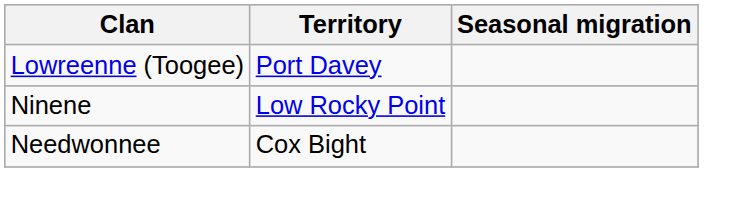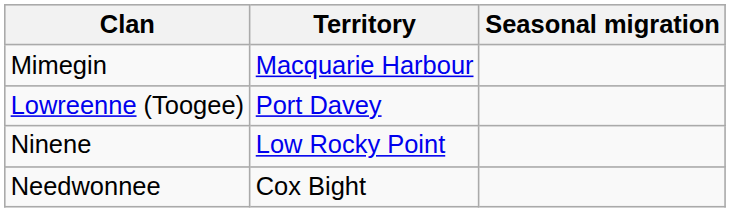+ row: (59, 65)
